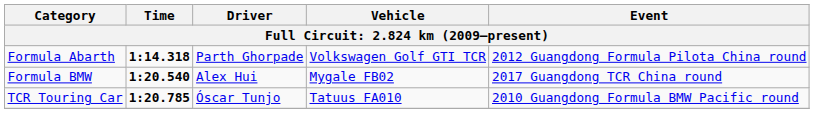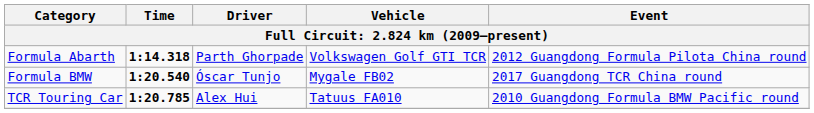(227, 77) Alex Hui -> (238, 77) Óscar Tunjo
(238, 98) Óscar Tunjo -> (227, 98) Alex Hui
